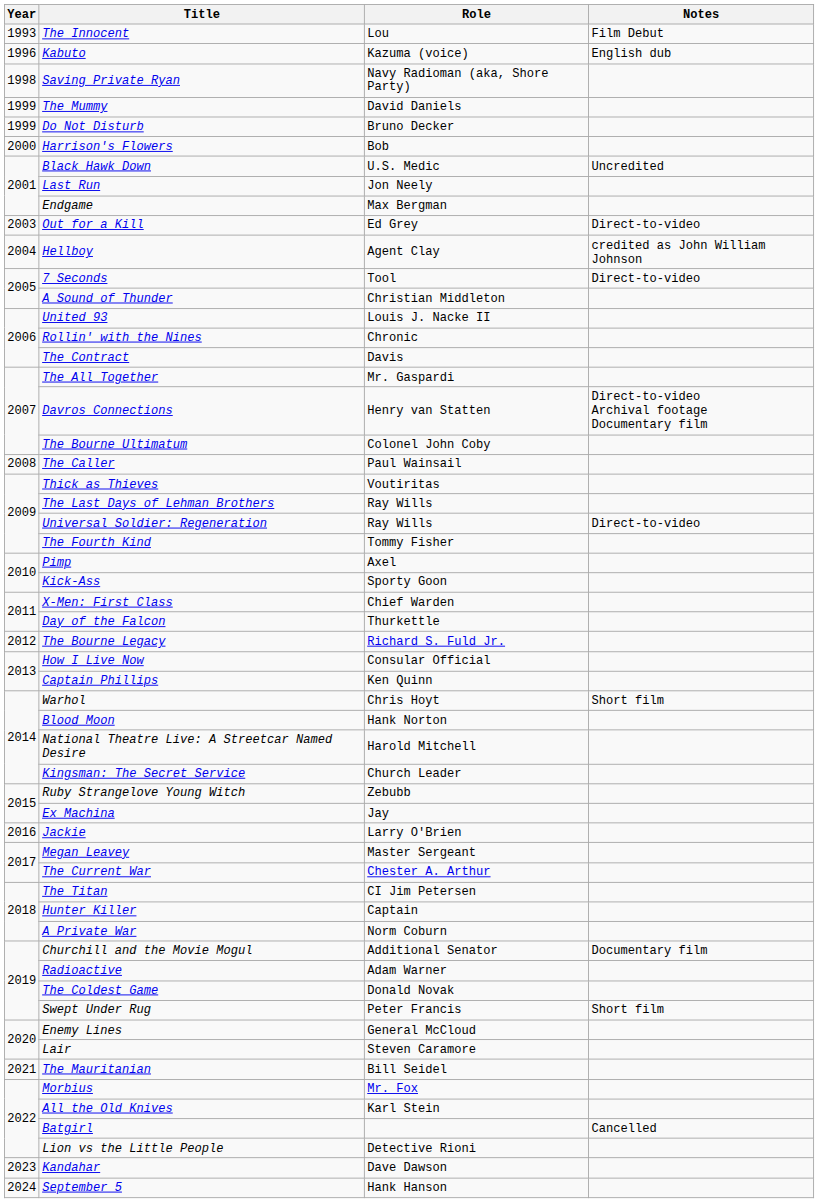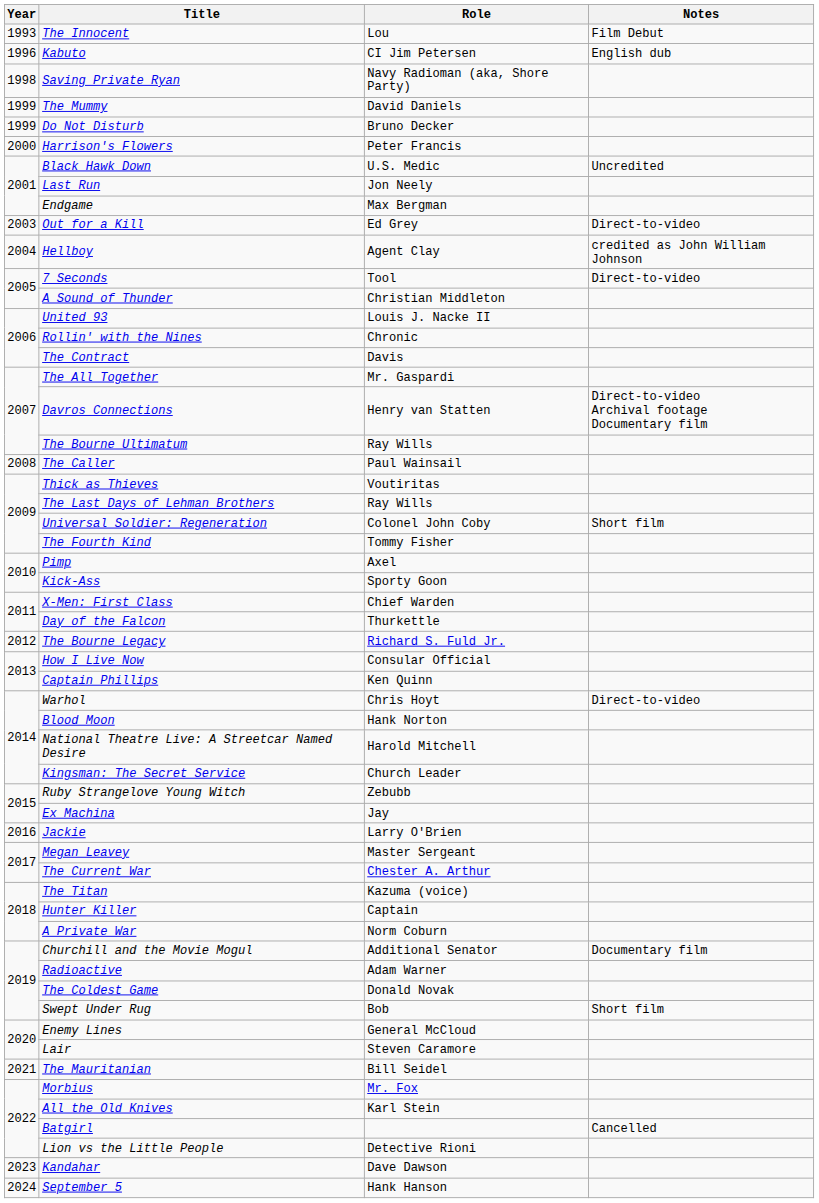(418, 54) Kazuma (voice) -> (422, 54) CI Jim Petersen
(378, 146) Bob -> (414, 146) Peter Francis
(429, 445) Colonel John Coby -> (400, 445) Ray Wills
(400, 523) Ray Wills -> (429, 523) Colonel John Coby
(646, 523) Direct-to-video -> (628, 523) Short film
(628, 701) Short film -> (646, 701) Direct-to-video
(422, 892) CI Jim Petersen -> (418, 892) Kazuma (voice)
(414, 1010) Peter Francis -> (378, 1010) Bob
